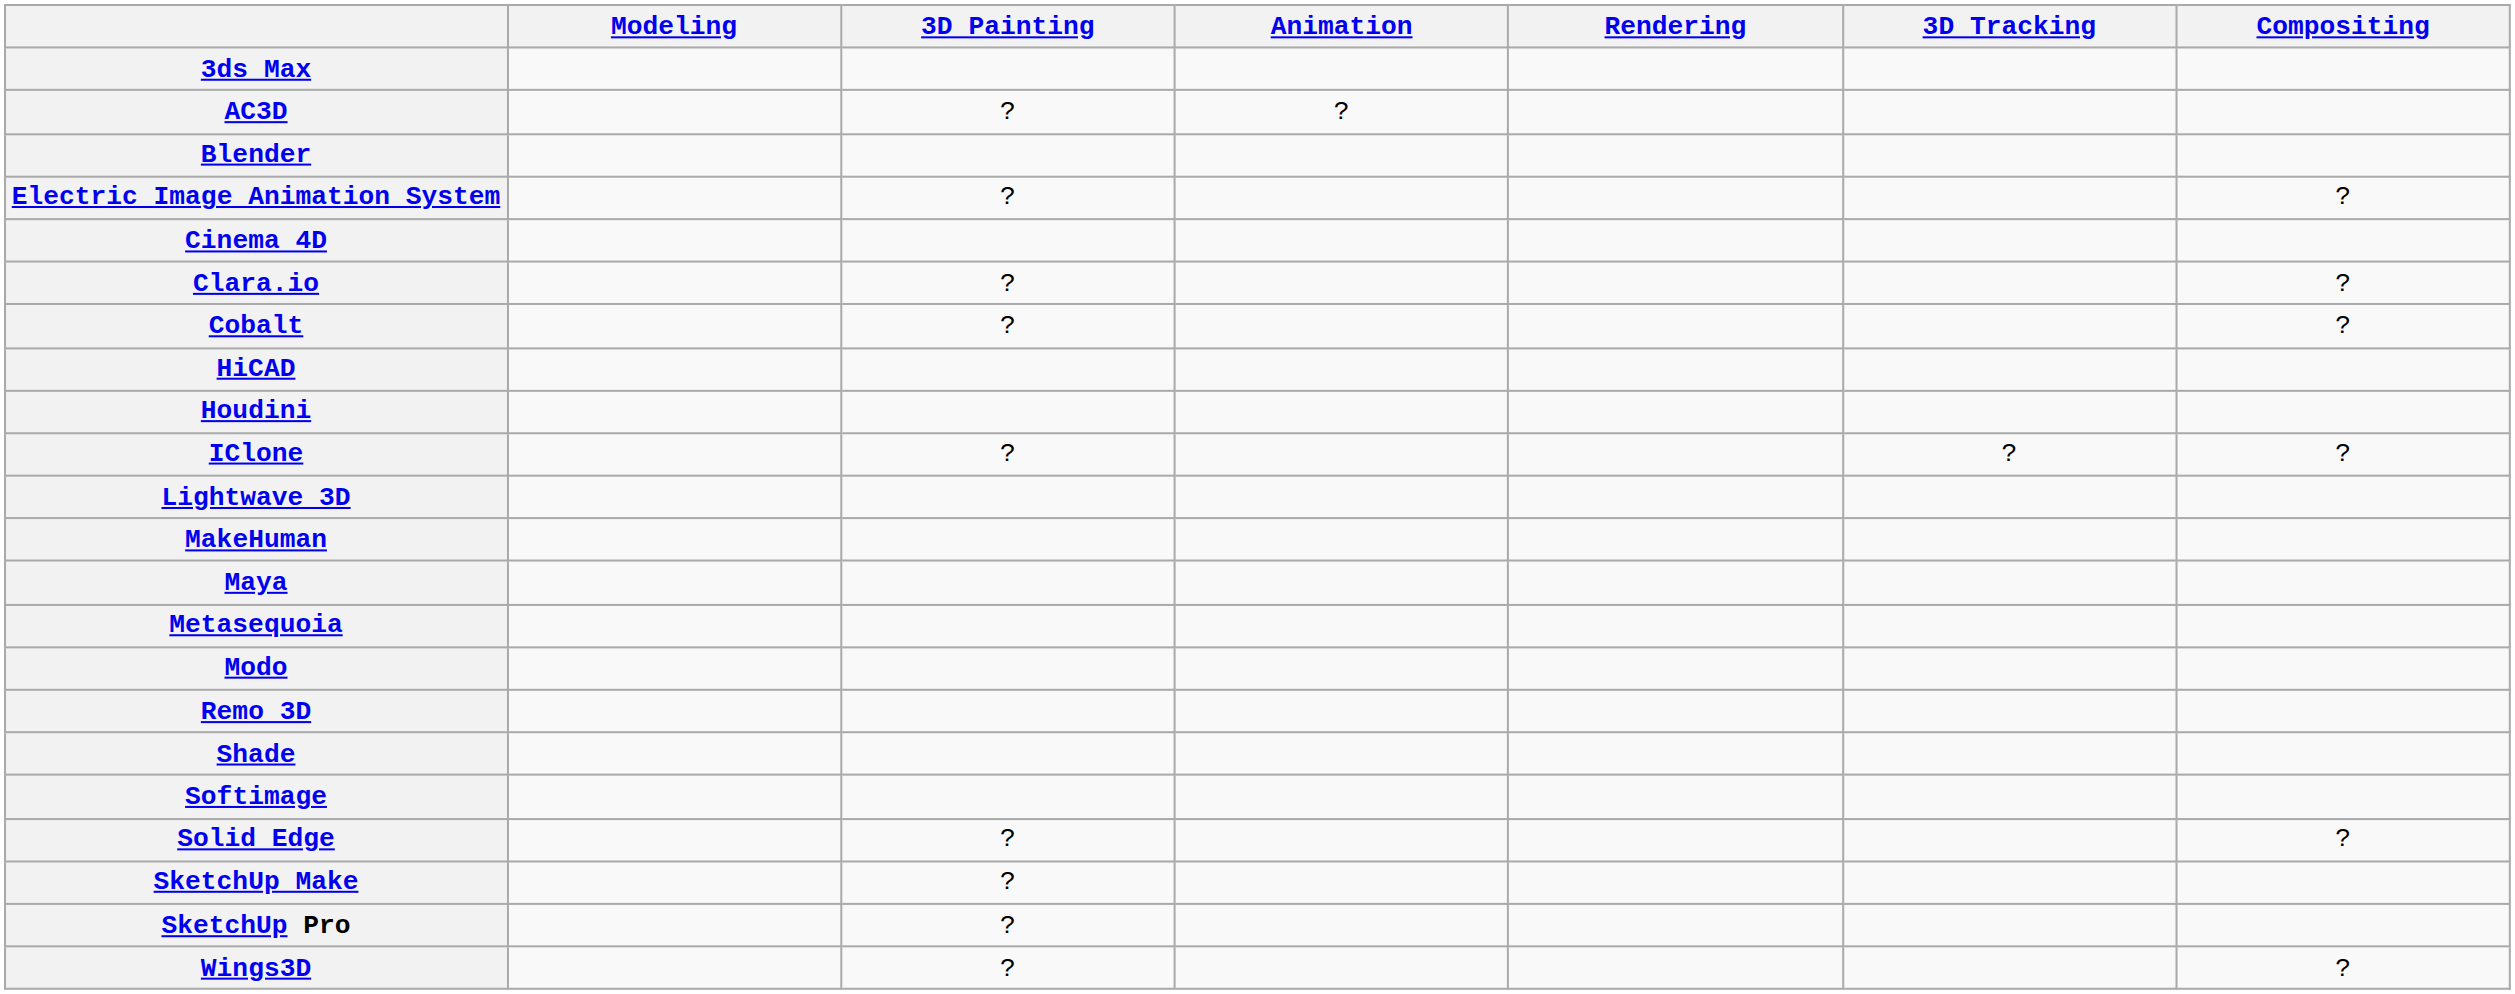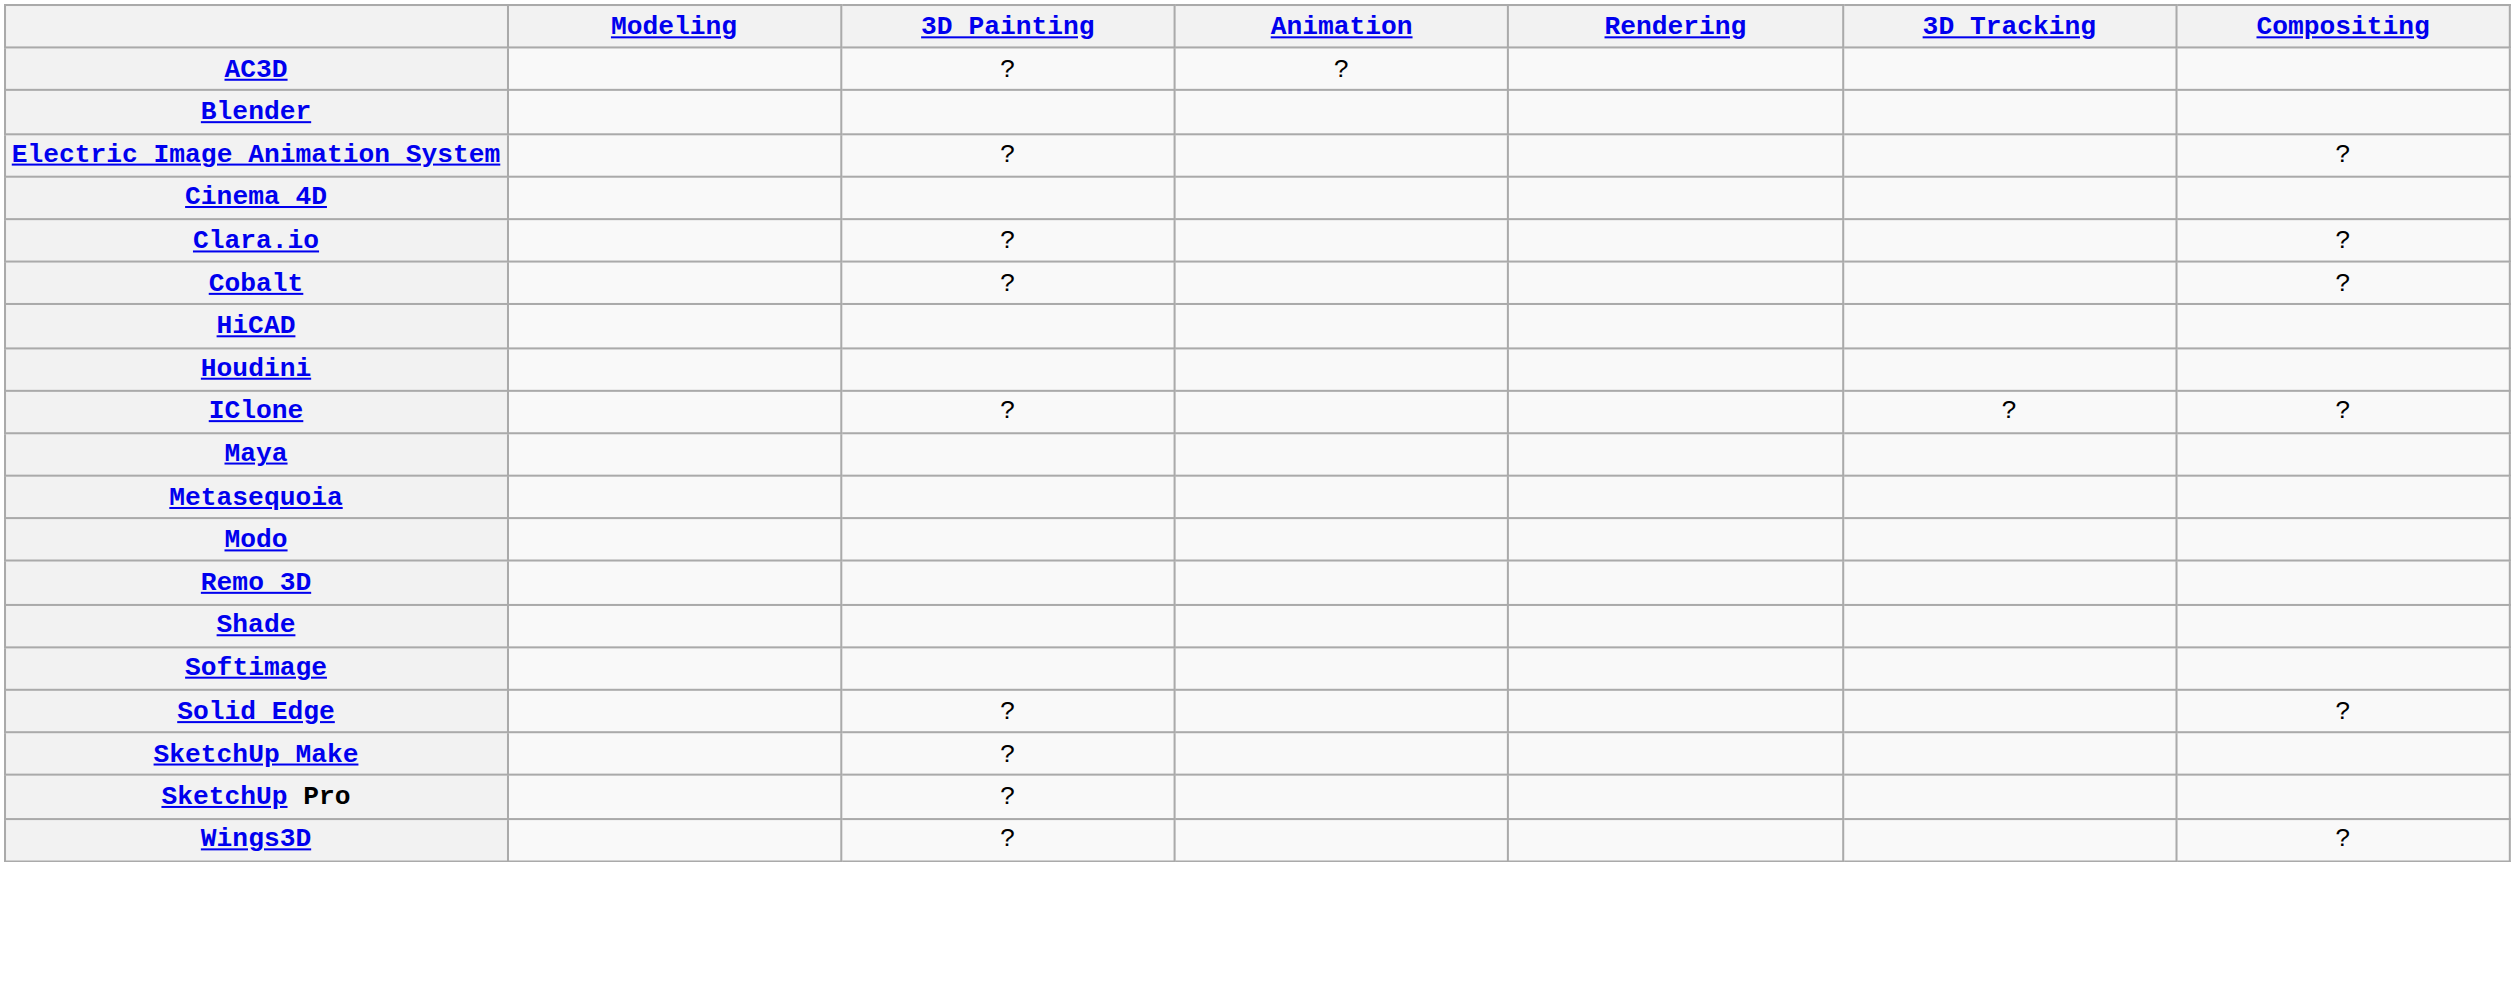- row: (256, 69)
- row: (256, 497)
- row: (256, 540)
